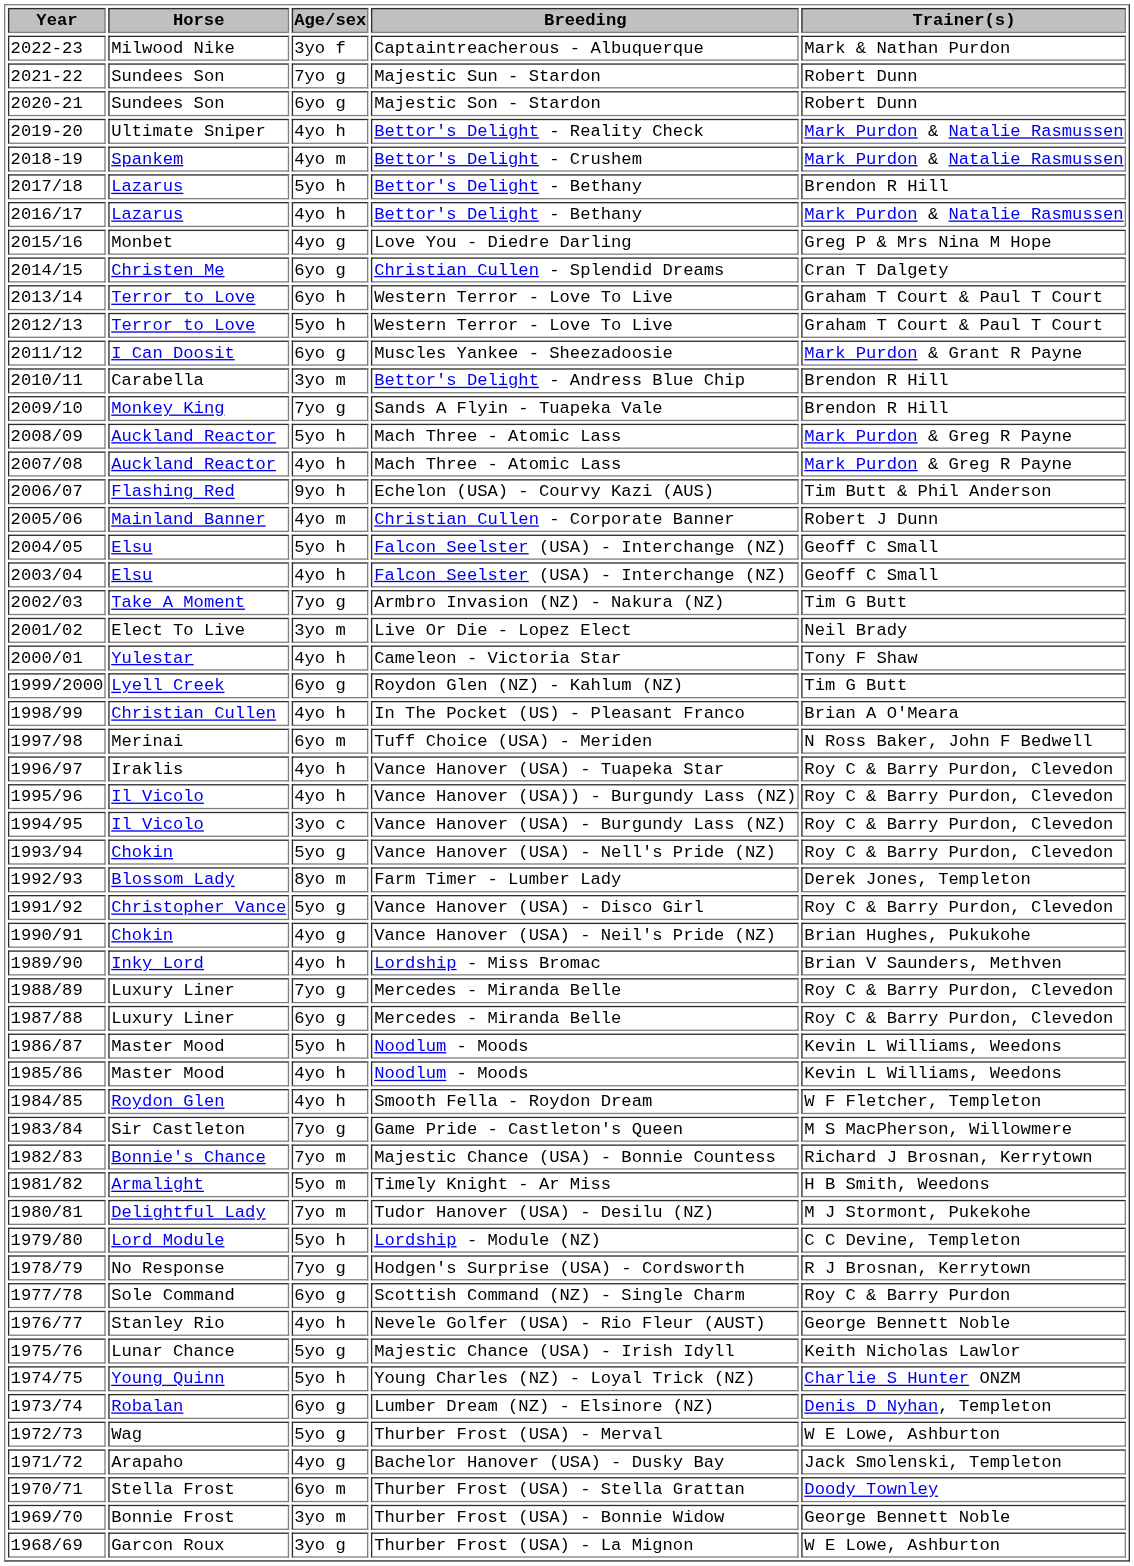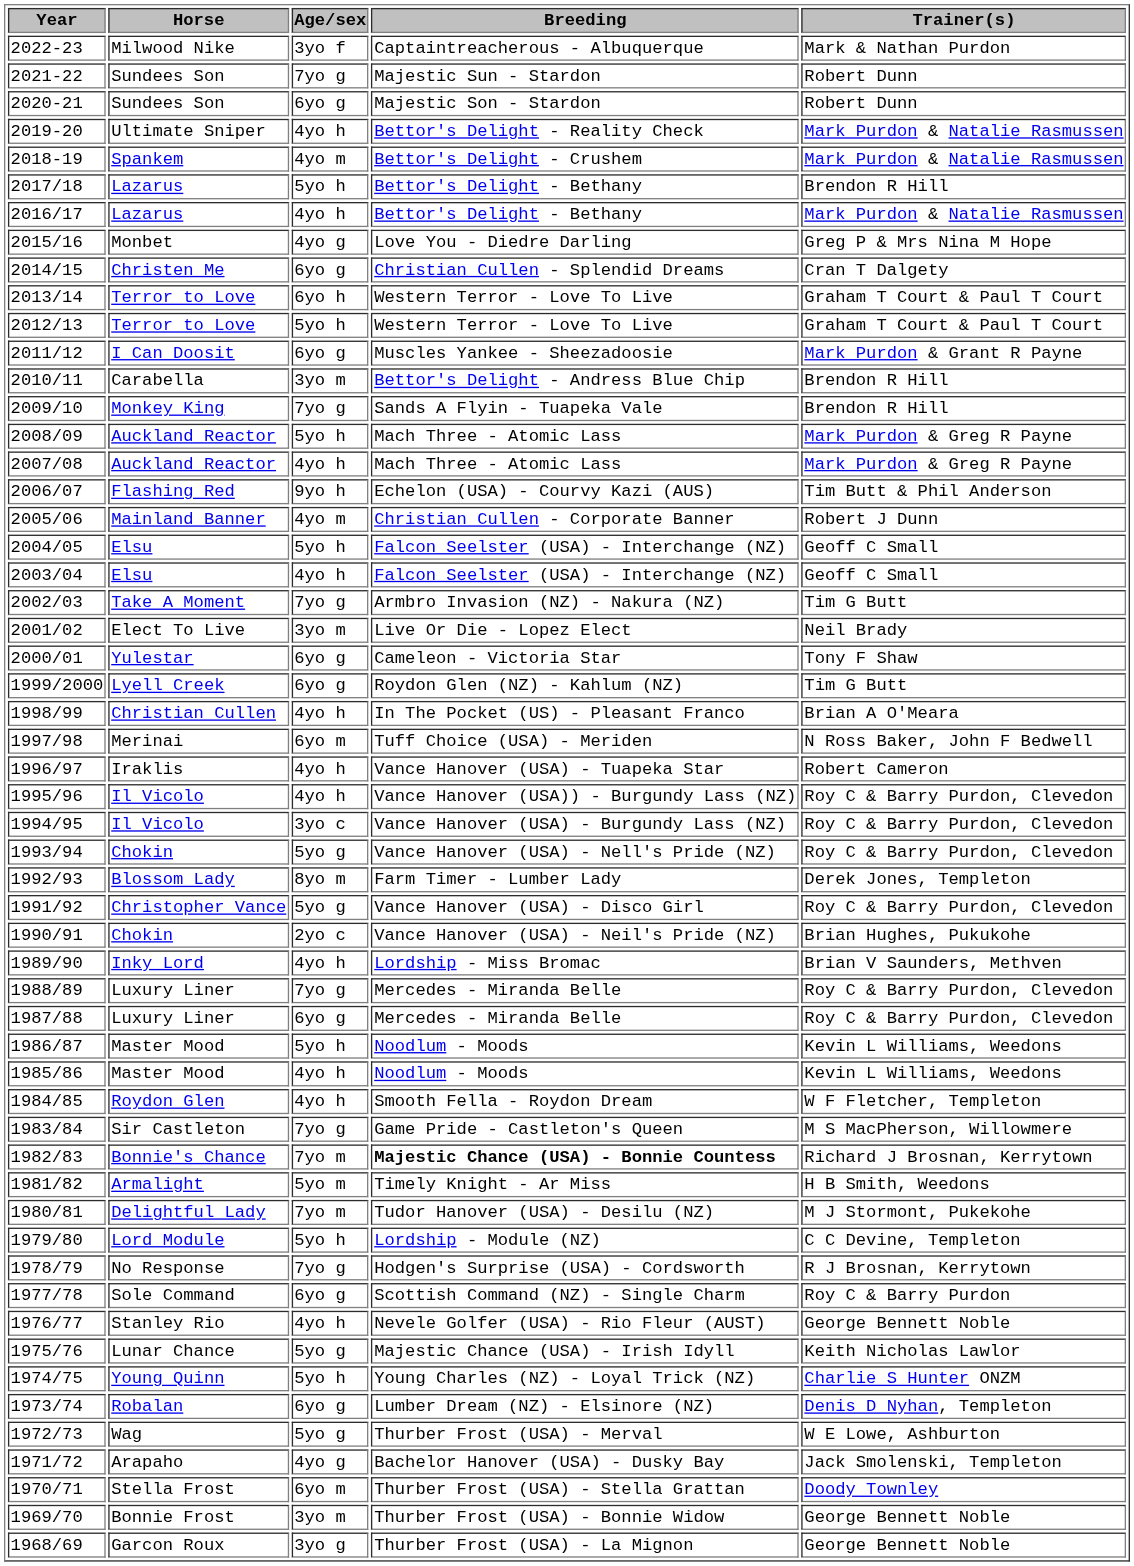(320, 658) 4yo h -> (320, 658) 6yo g
(959, 769) Roy C & Barry Purdon, Clevedon -> (876, 769) Robert Cameron
(320, 935) 4yo g -> (320, 935) 2yo c
(575, 1157) normal -> (575, 1157) bold
(902, 1545) W E Lowe, Ashburton -> (907, 1545) George Bennett Noble
